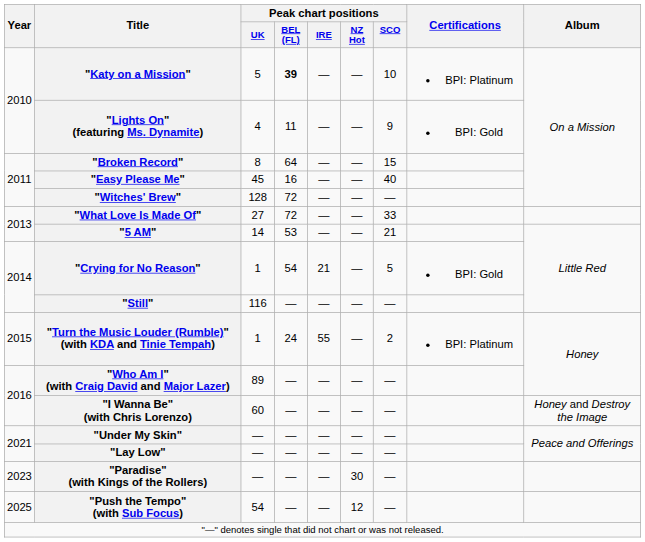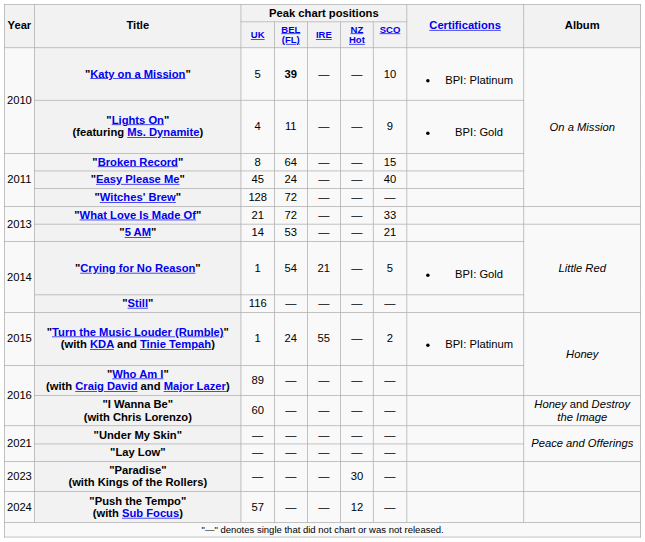(291, 179) 16 -> (291, 179) 24
(258, 215) 27 -> (258, 215) 21
(19, 507) 2025 -> (19, 507) 2024
(258, 507) 54 -> (258, 507) 57
